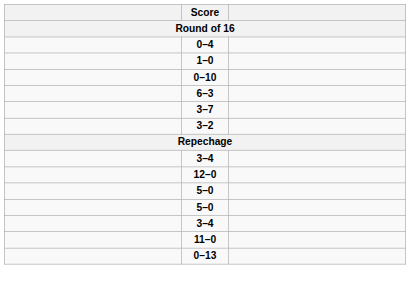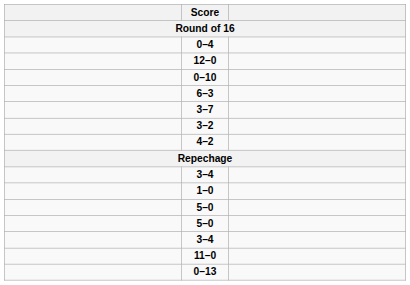rows swapped: (93, 61) <-> (93, 175)
+ row: (93, 142)
